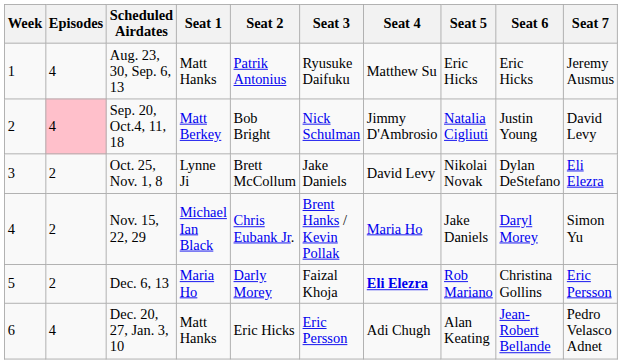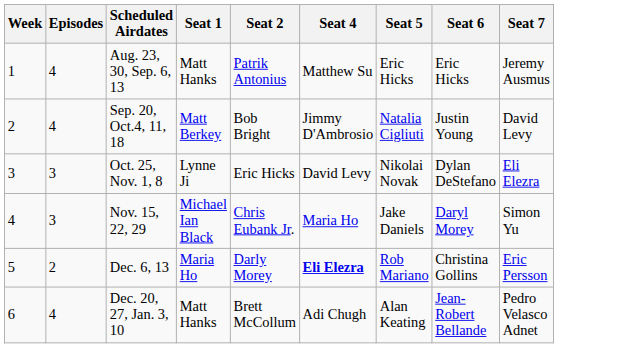- column: (331, 24)
(52, 126) pink background -> (52, 126) no background
(52, 173) 2 -> (52, 173) 3
(265, 173) Brett McCollum -> (264, 173) Eric Hicks
(52, 228) 2 -> (52, 220) 3
(264, 331) Eric Hicks -> (265, 314) Brett McCollum
